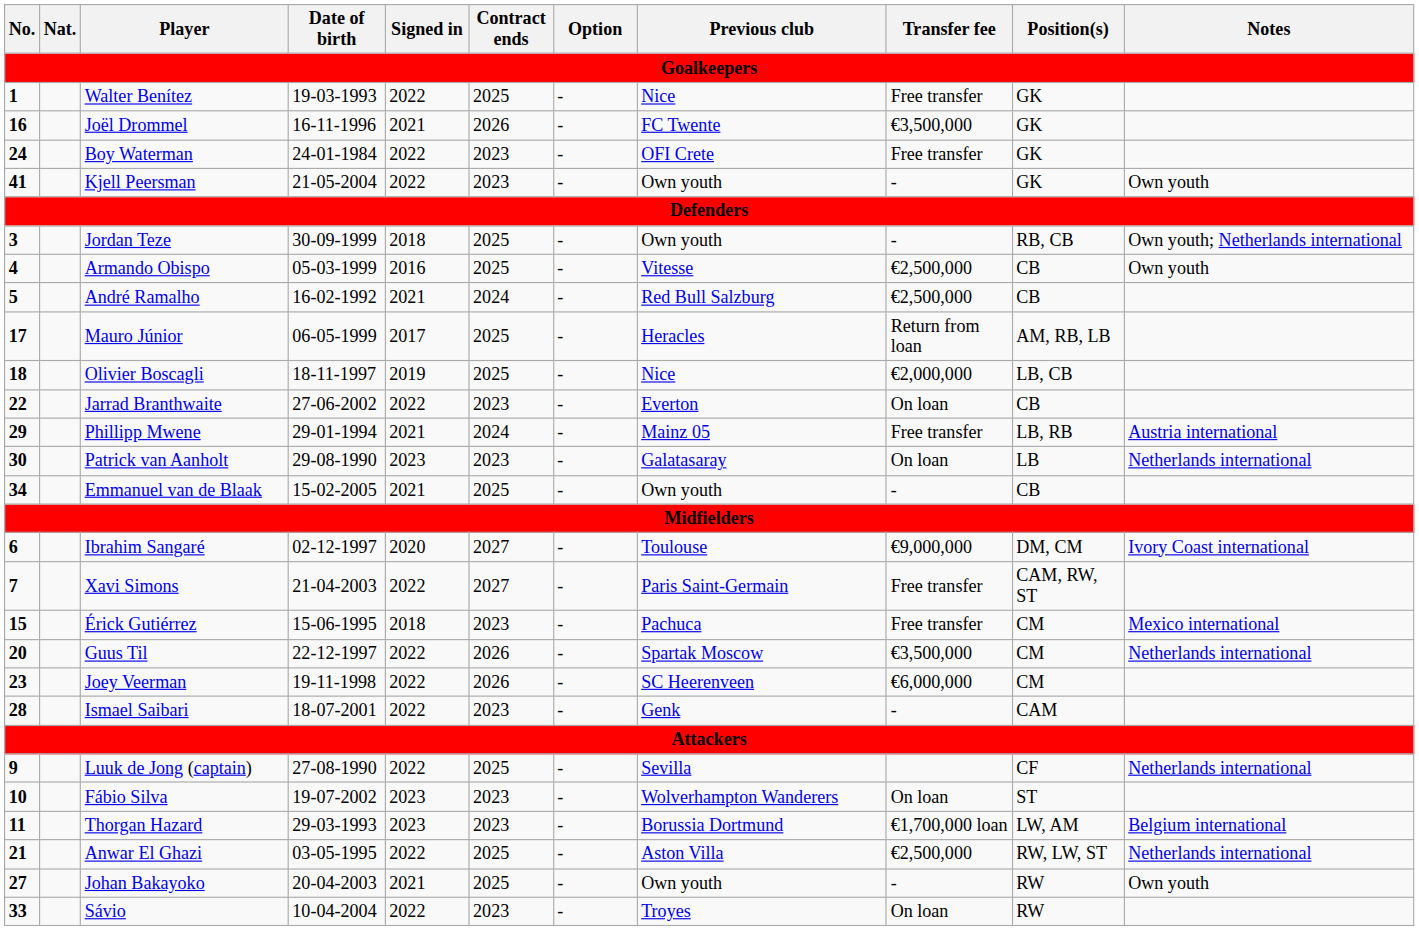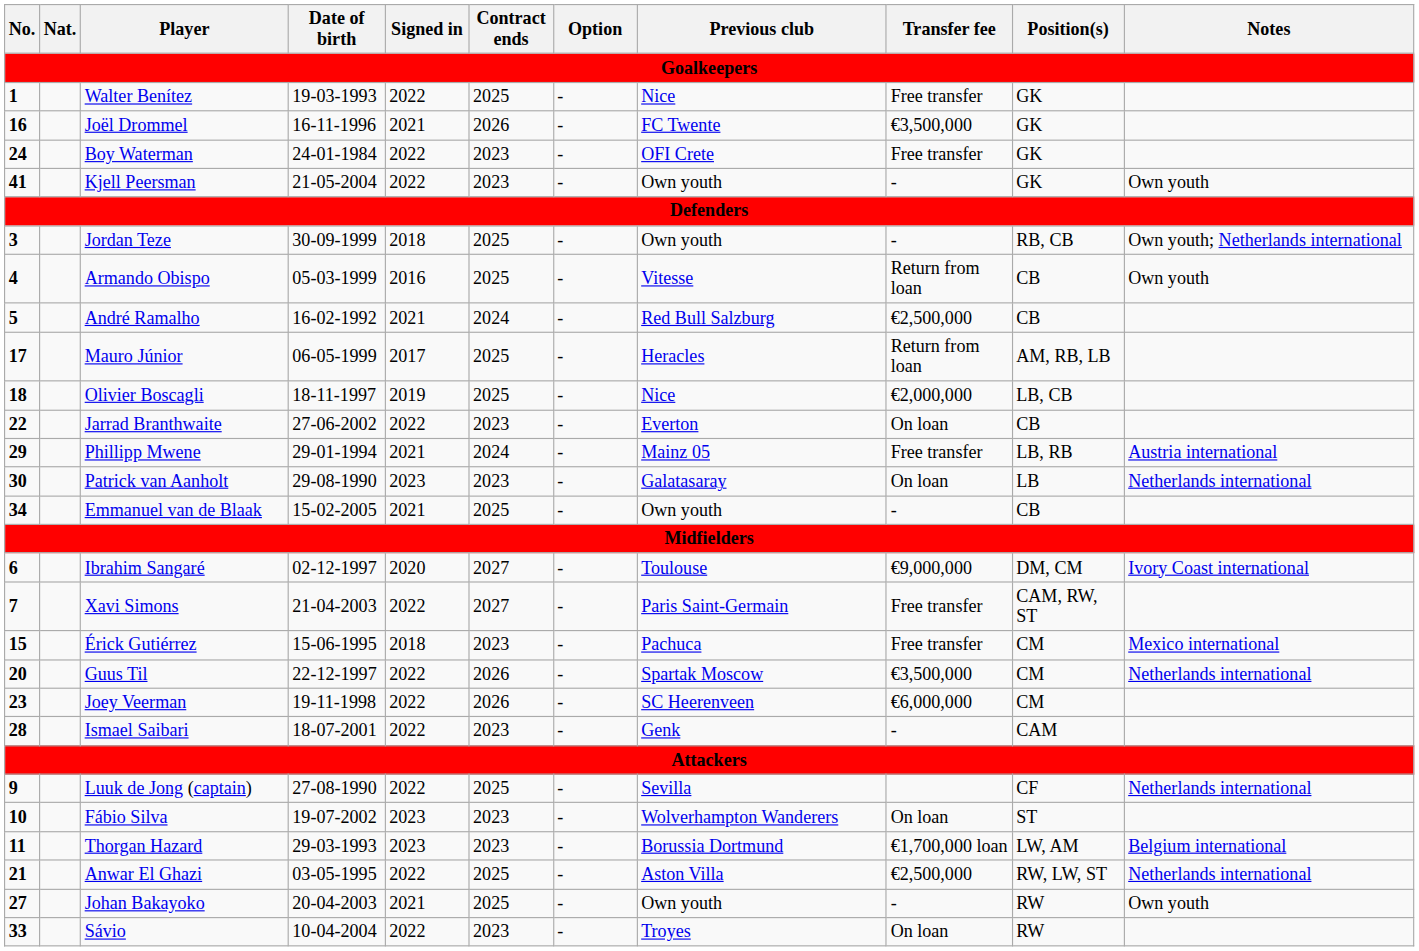(931, 268) €2,500,000 -> (935, 278) Return from loan
